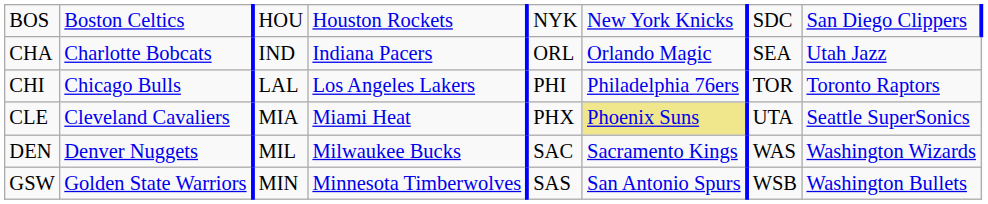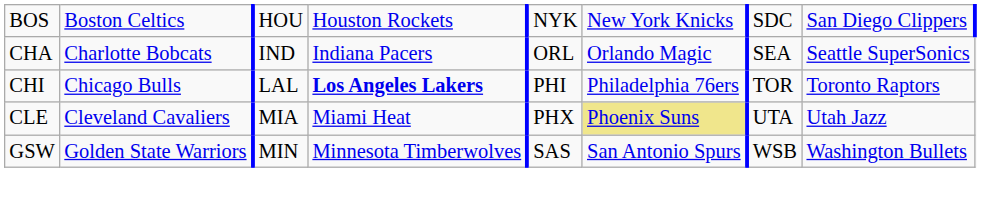(847, 53) Utah Jazz -> (888, 53) Seattle SuperSonics
(394, 85) normal -> (398, 85) bold
(888, 118) Seattle SuperSonics -> (847, 118) Utah Jazz
- row: (30, 150)
